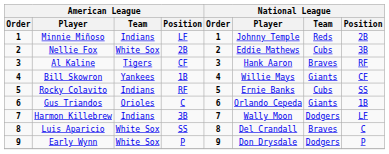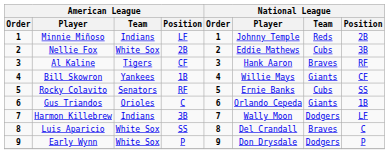(138, 90) Indians -> (138, 90) Senators
